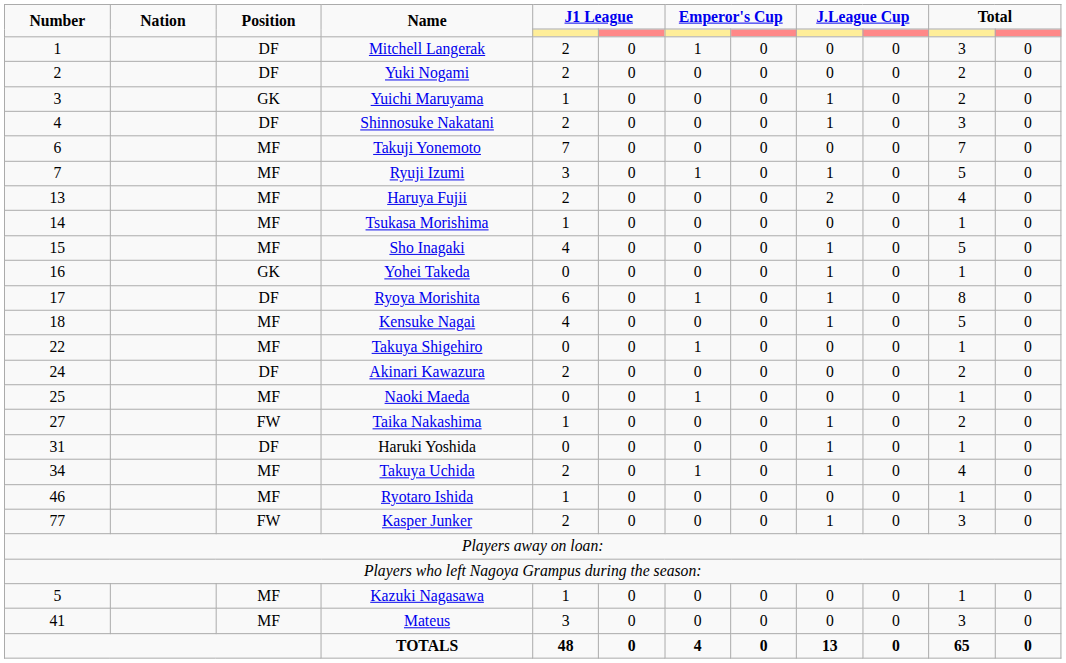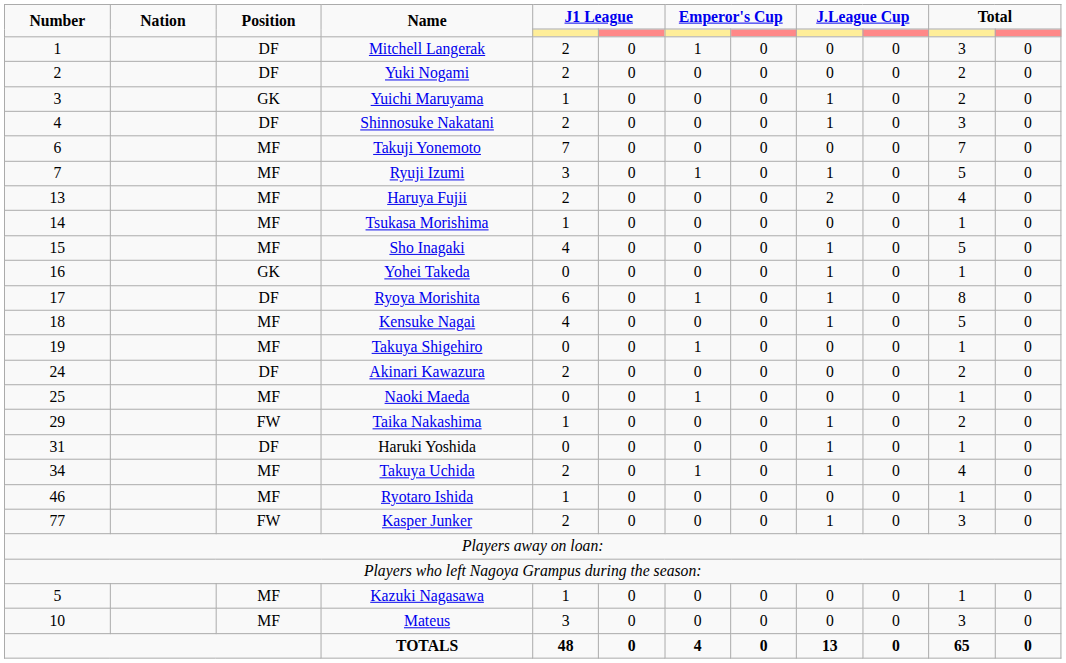(57, 347) 22 -> (57, 347) 19
(57, 422) 27 -> (57, 422) 29
(57, 620) 41 -> (57, 620) 10
